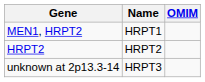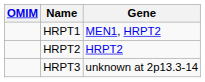columns swapped: (183, 13) <-> (63, 13)
